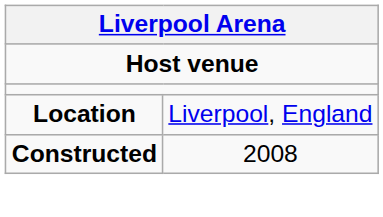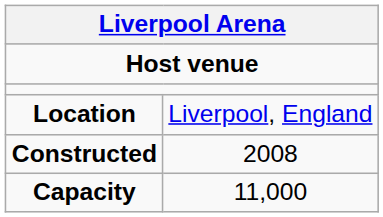+ row: (84, 192)
